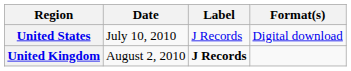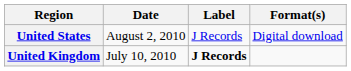(141, 35) July 10, 2010 -> (146, 35) August 2, 2010
(146, 55) August 2, 2010 -> (141, 55) July 10, 2010
